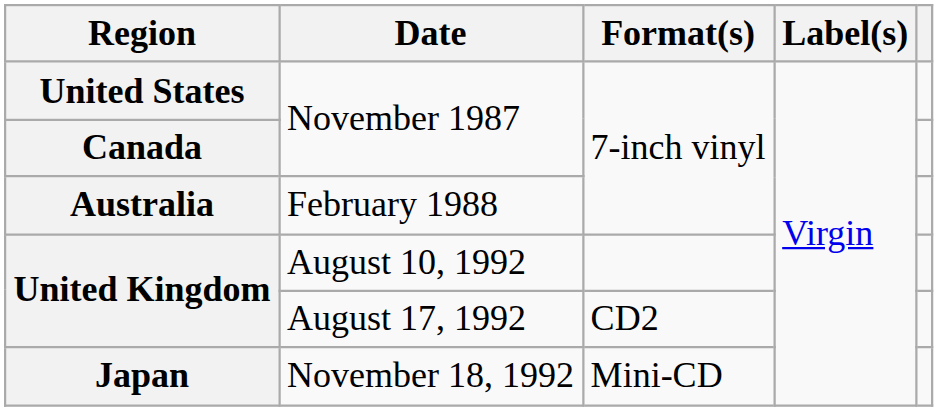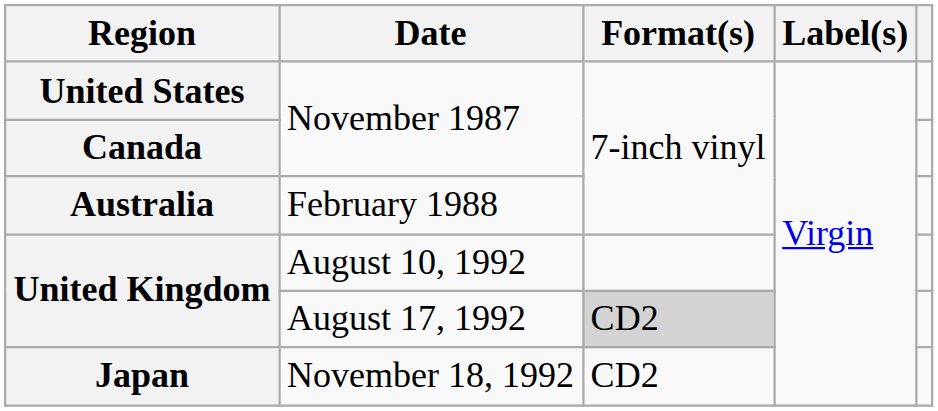(625, 318) no background -> (625, 318) lightgrey background
(657, 375) Mini-CD -> (625, 375) CD2
